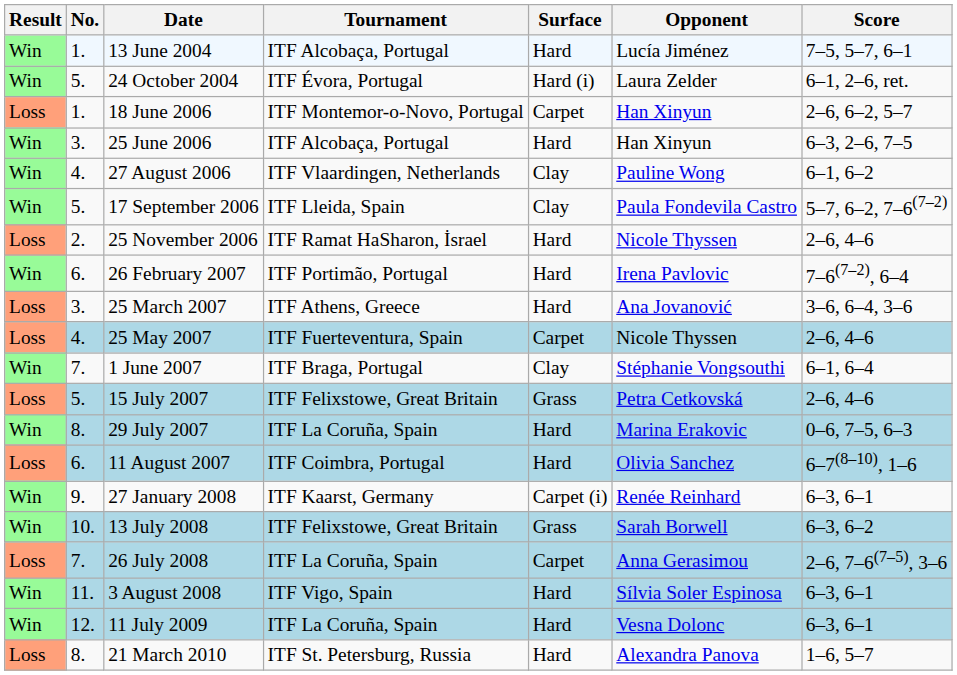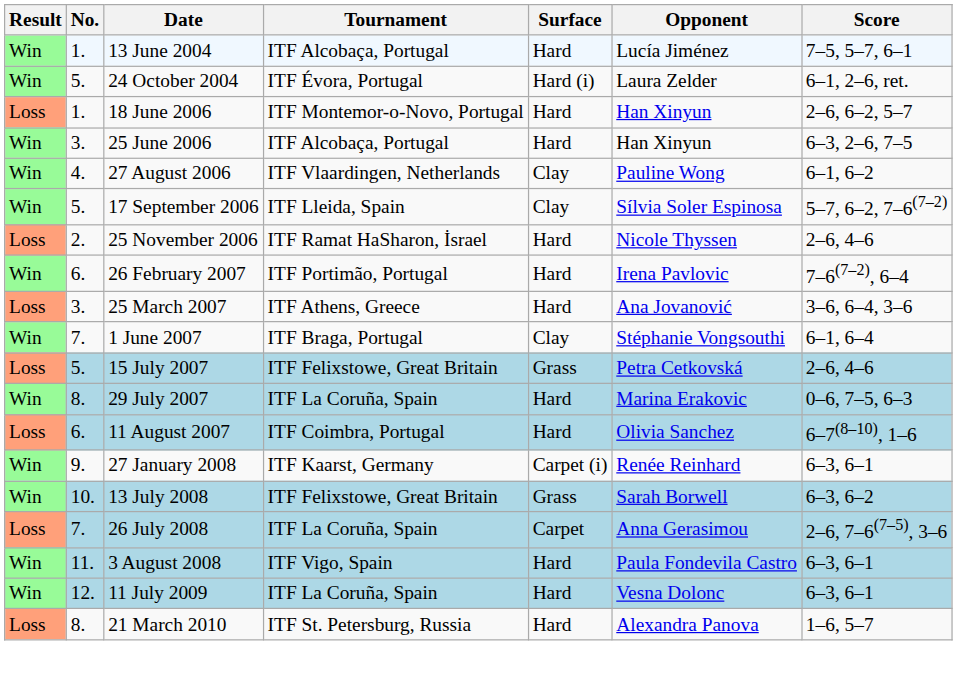(558, 111) Carpet -> (552, 111) Hard
(707, 206) Paula Fondevila Castro -> (699, 206) Sílvia Soler Espinosa
- row: (160, 337)
(699, 593) Sílvia Soler Espinosa -> (707, 562) Paula Fondevila Castro
